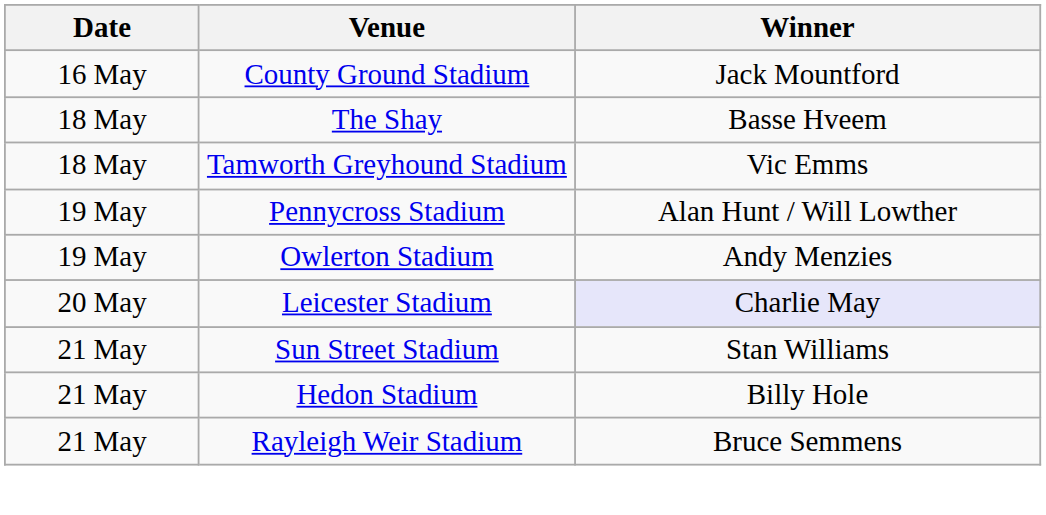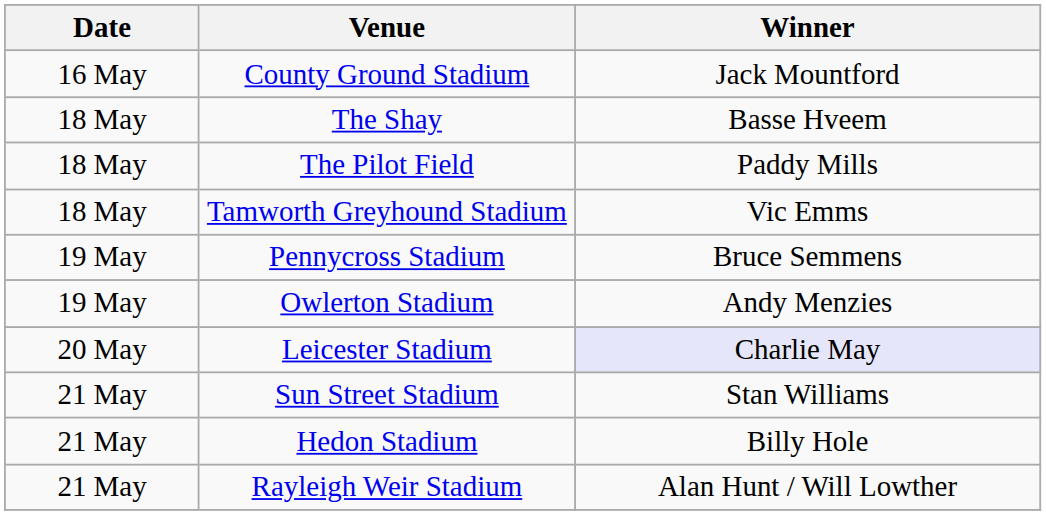+ row: (387, 165)
(808, 211) Alan Hunt / Will Lowther -> (808, 257) Bruce Semmens
(808, 440) Bruce Semmens -> (808, 486) Alan Hunt / Will Lowther
